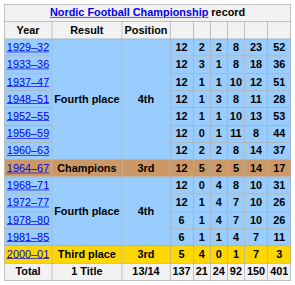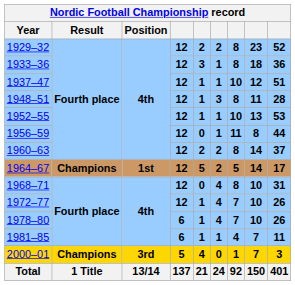(146, 168) 3rd -> (146, 168) 1st
(87, 254) Third place -> (87, 254) Champions
